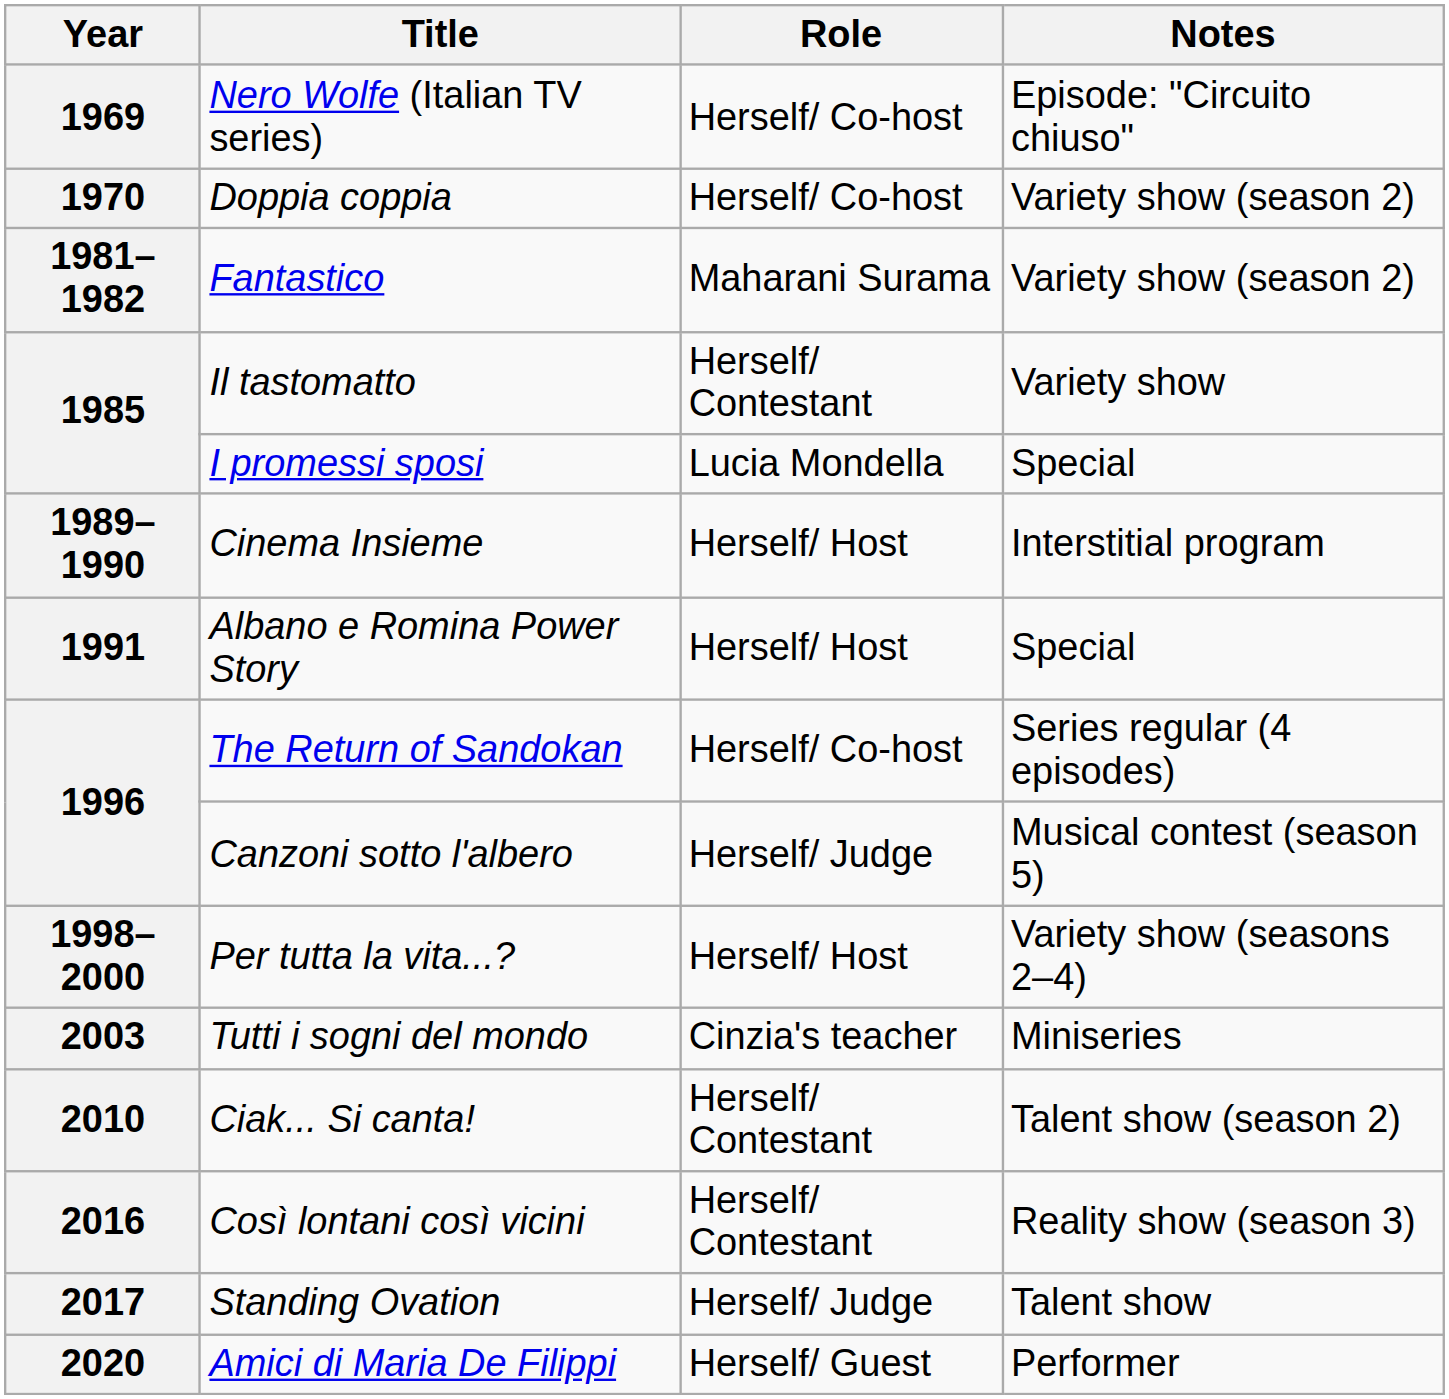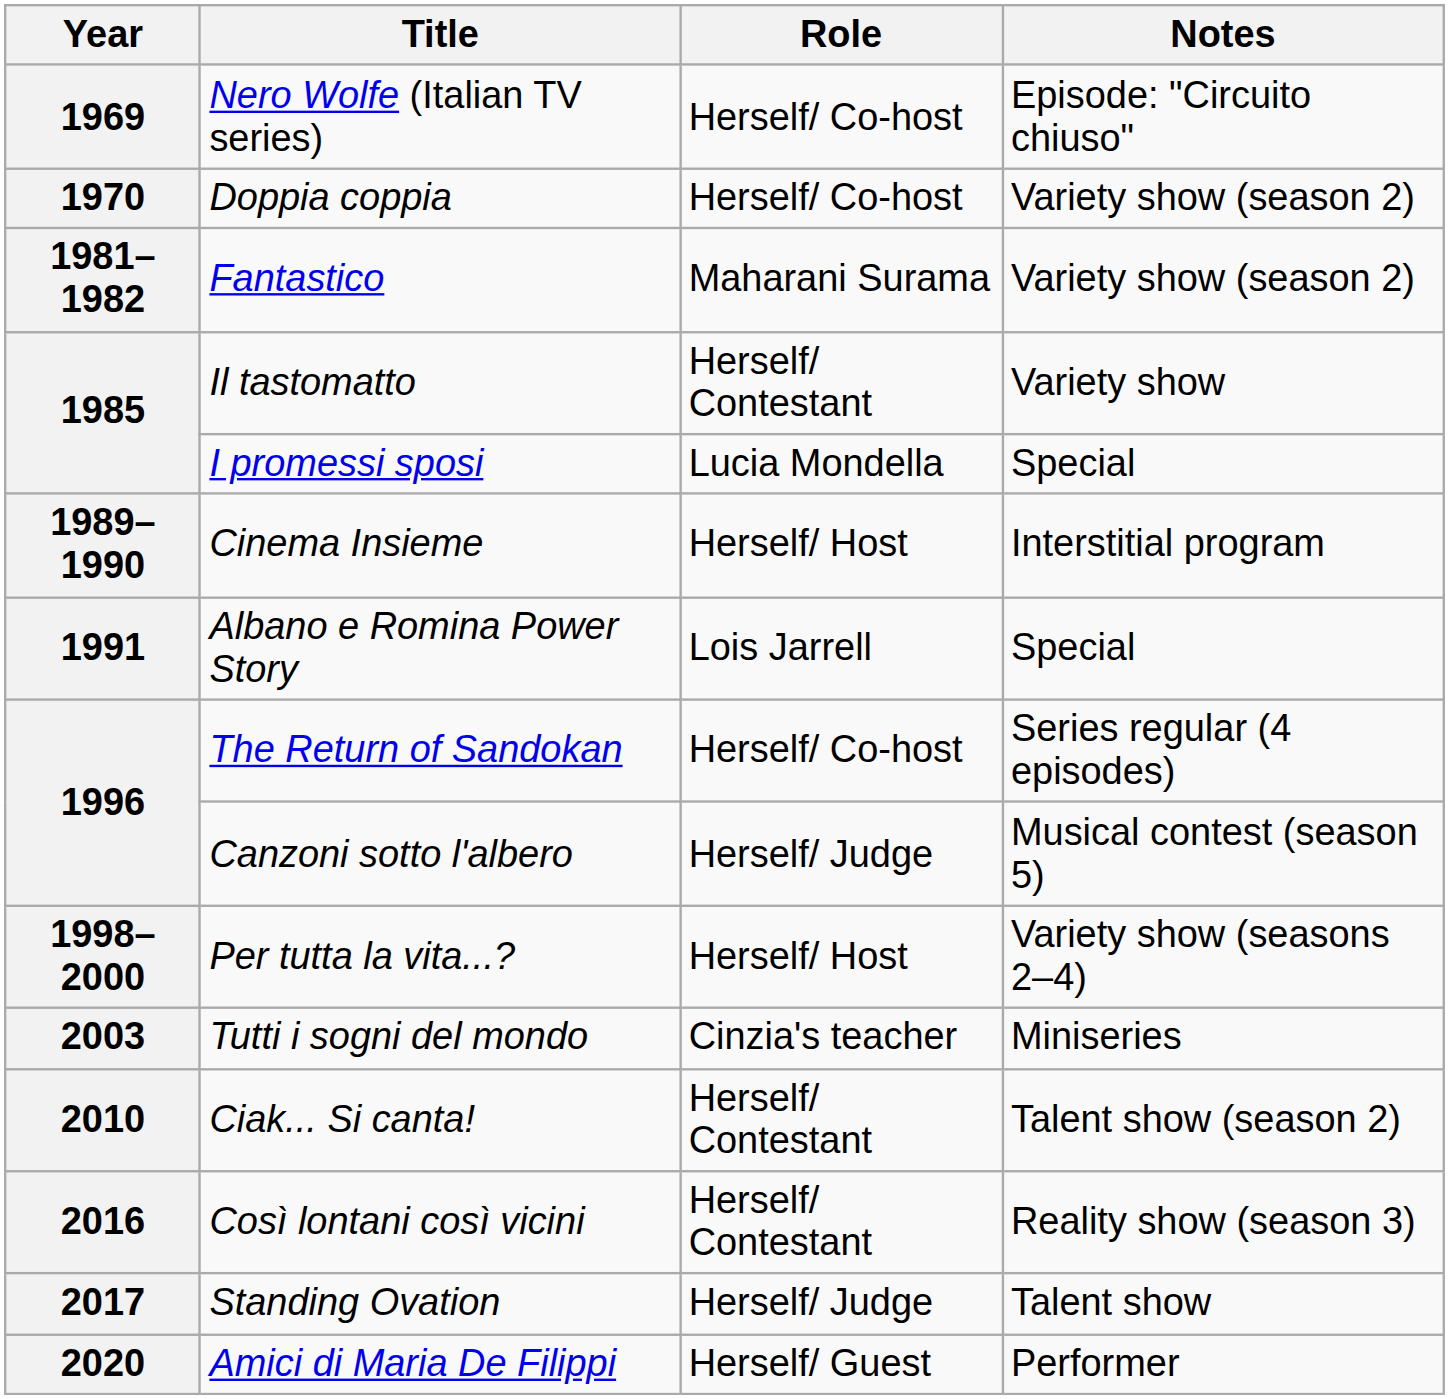(798, 647) Herself/ Host -> (780, 647) Lois Jarrell
